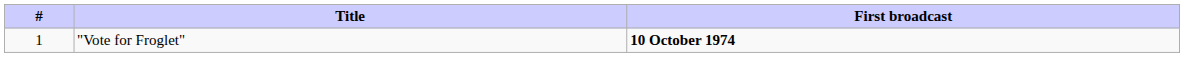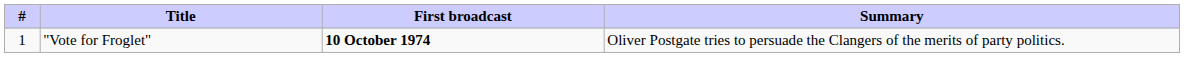+ column: (892, 16)
